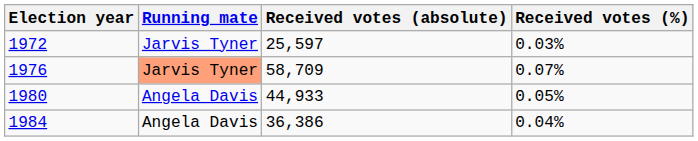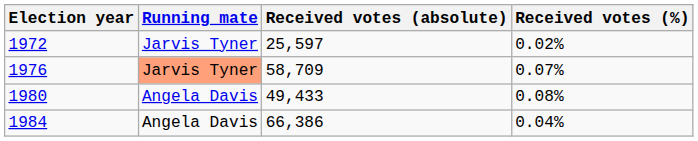(539, 44) 0.03% -> (539, 44) 0.02%
(295, 97) 44,933 -> (295, 97) 49,433
(539, 97) 0.05% -> (539, 97) 0.08%
(295, 123) 36,386 -> (295, 123) 66,386
